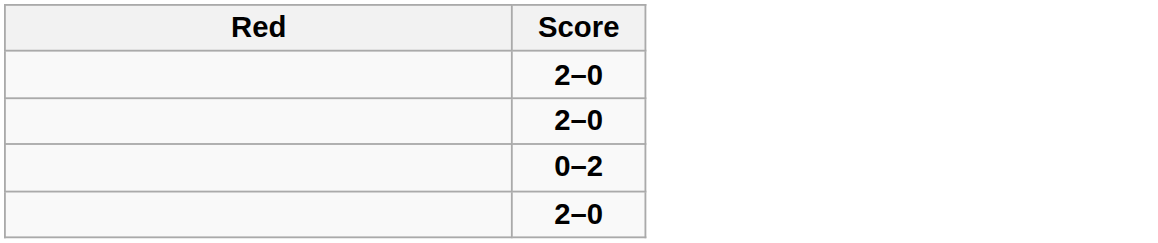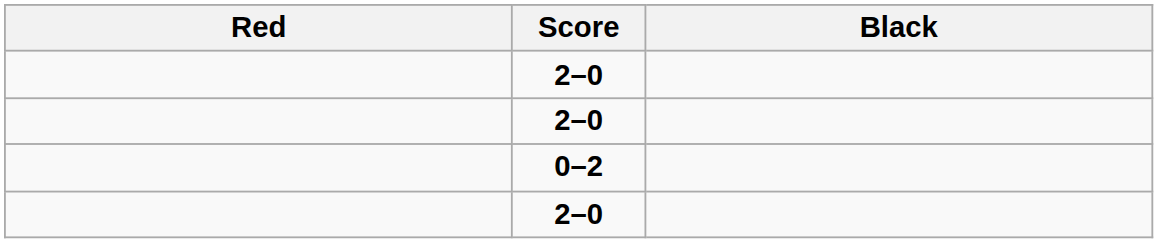+ column: (899, 27)
